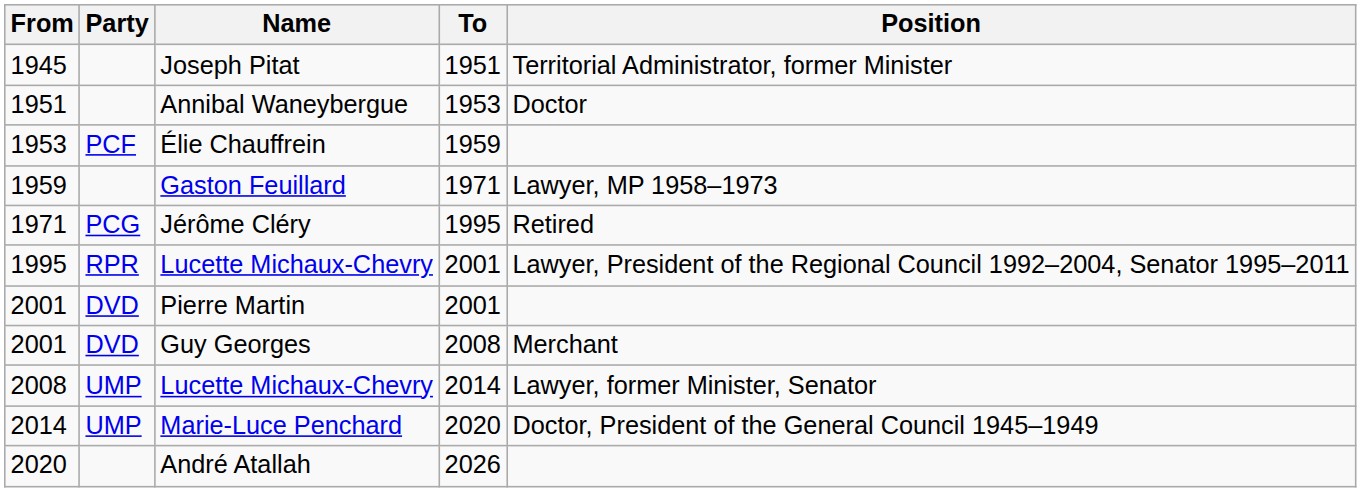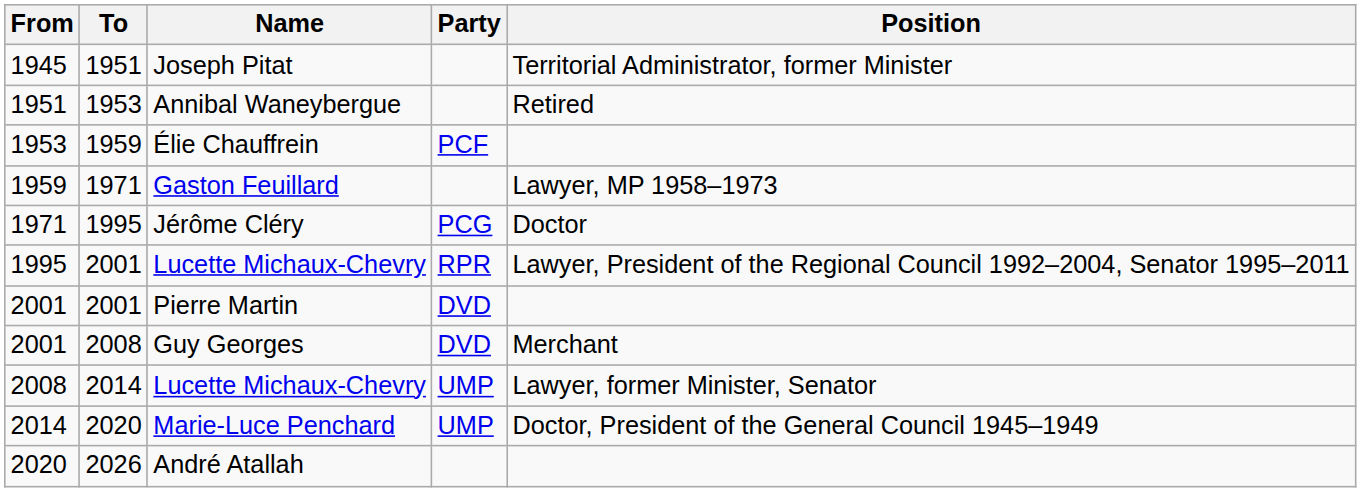columns swapped: (473, 24) <-> (117, 24)
(550, 104) Doctor -> (553, 104) Retired
(553, 225) Retired -> (550, 225) Doctor
